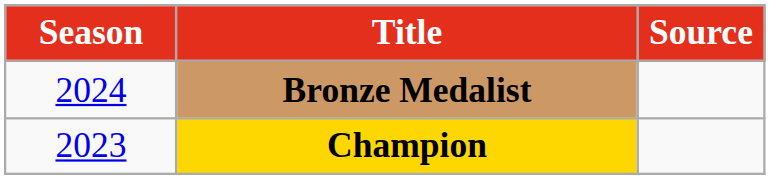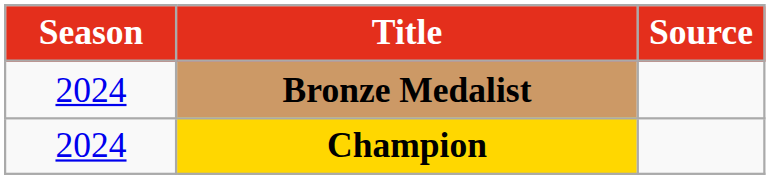(91, 145) 2023 -> (91, 145) 2024
